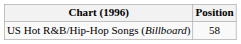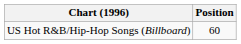(215, 30) 58 -> (215, 30) 60
